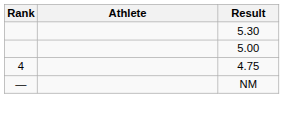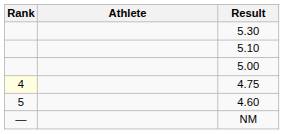+ row: (248, 48)
(21, 66) no background -> (21, 84) lightyellow background
+ row: (248, 102)
